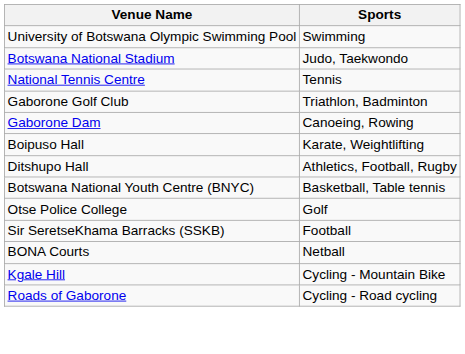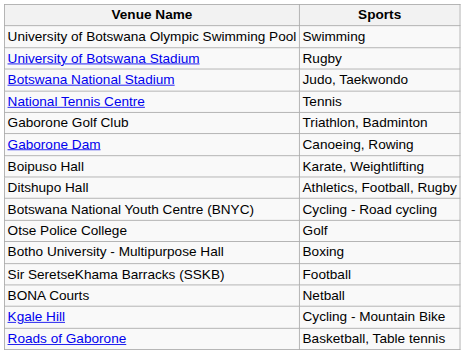+ row: (104, 58)
(374, 187) Basketball, Table tennis -> (370, 209) Cycling - Road cycling
+ row: (116, 252)
(370, 295) Cycling - Road cycling -> (374, 338) Basketball, Table tennis
